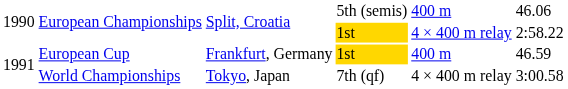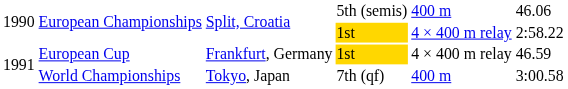(431, 54) 400 m -> (461, 54) 4 × 400 m relay
(461, 76) 4 × 400 m relay -> (431, 76) 400 m
